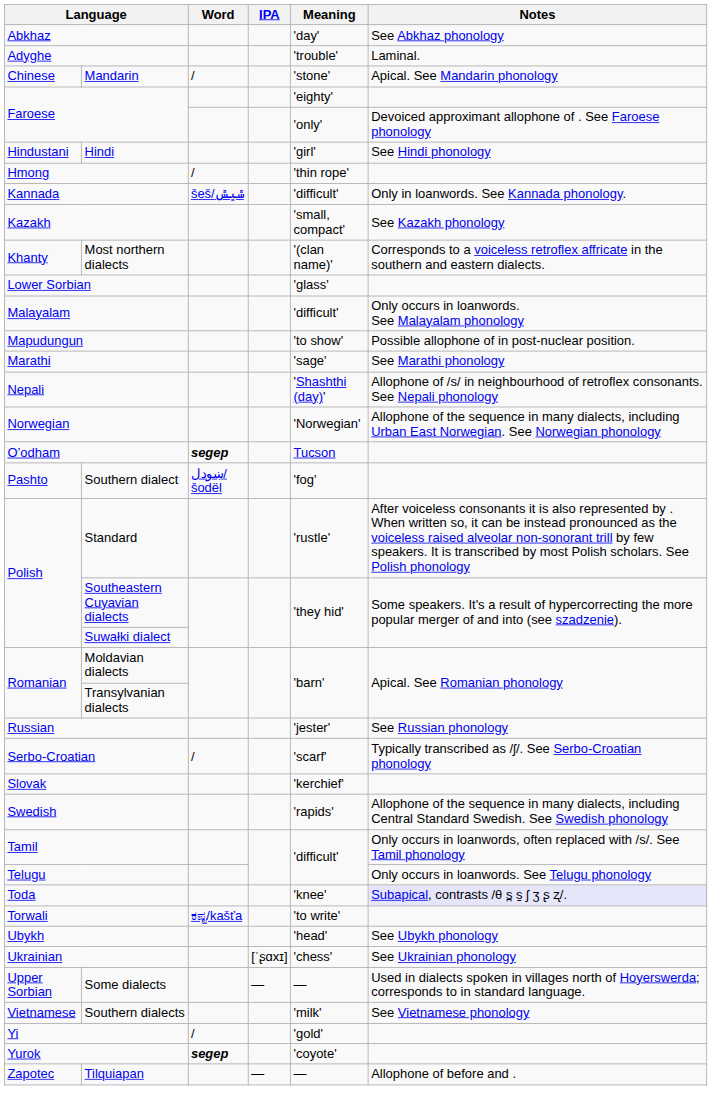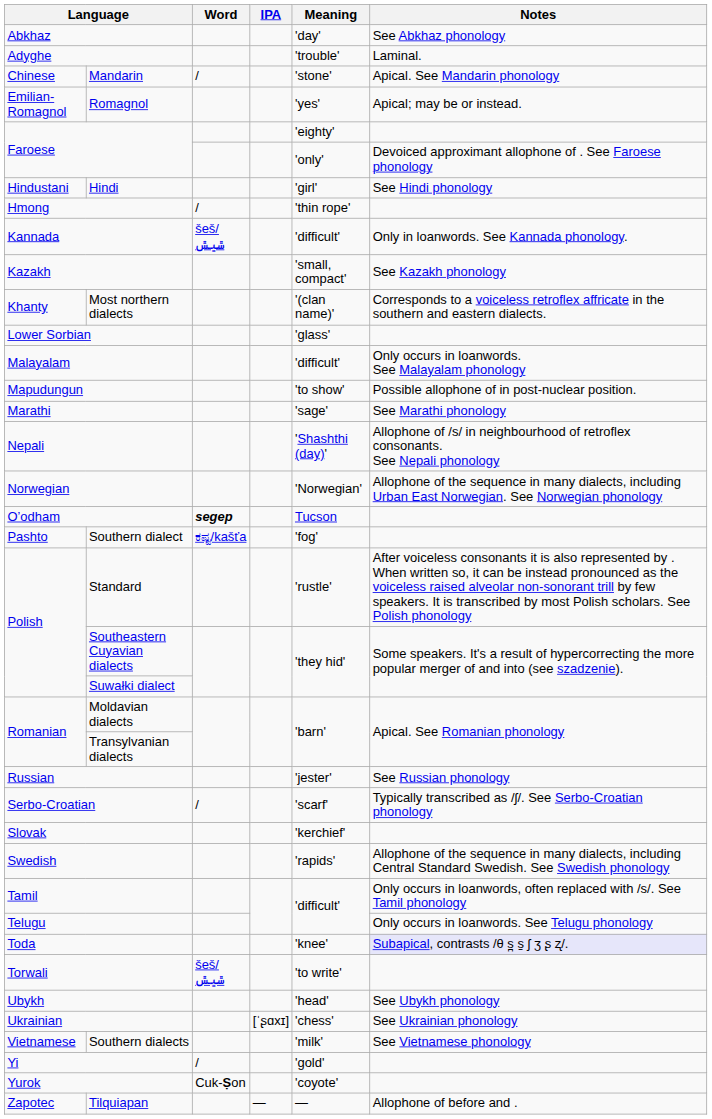+ row: (37, 104)
(209, 481) ښودل/šodël -> (221, 537) ಕಷ್ಟ/kašťa
(217, 916) ಕಷ್ಟ/kašťa -> (210, 972) šeš/ݜیݜ
- row: (30, 984)
(210, 1053) segep -> (220, 1083) Cuk-Ṣon
